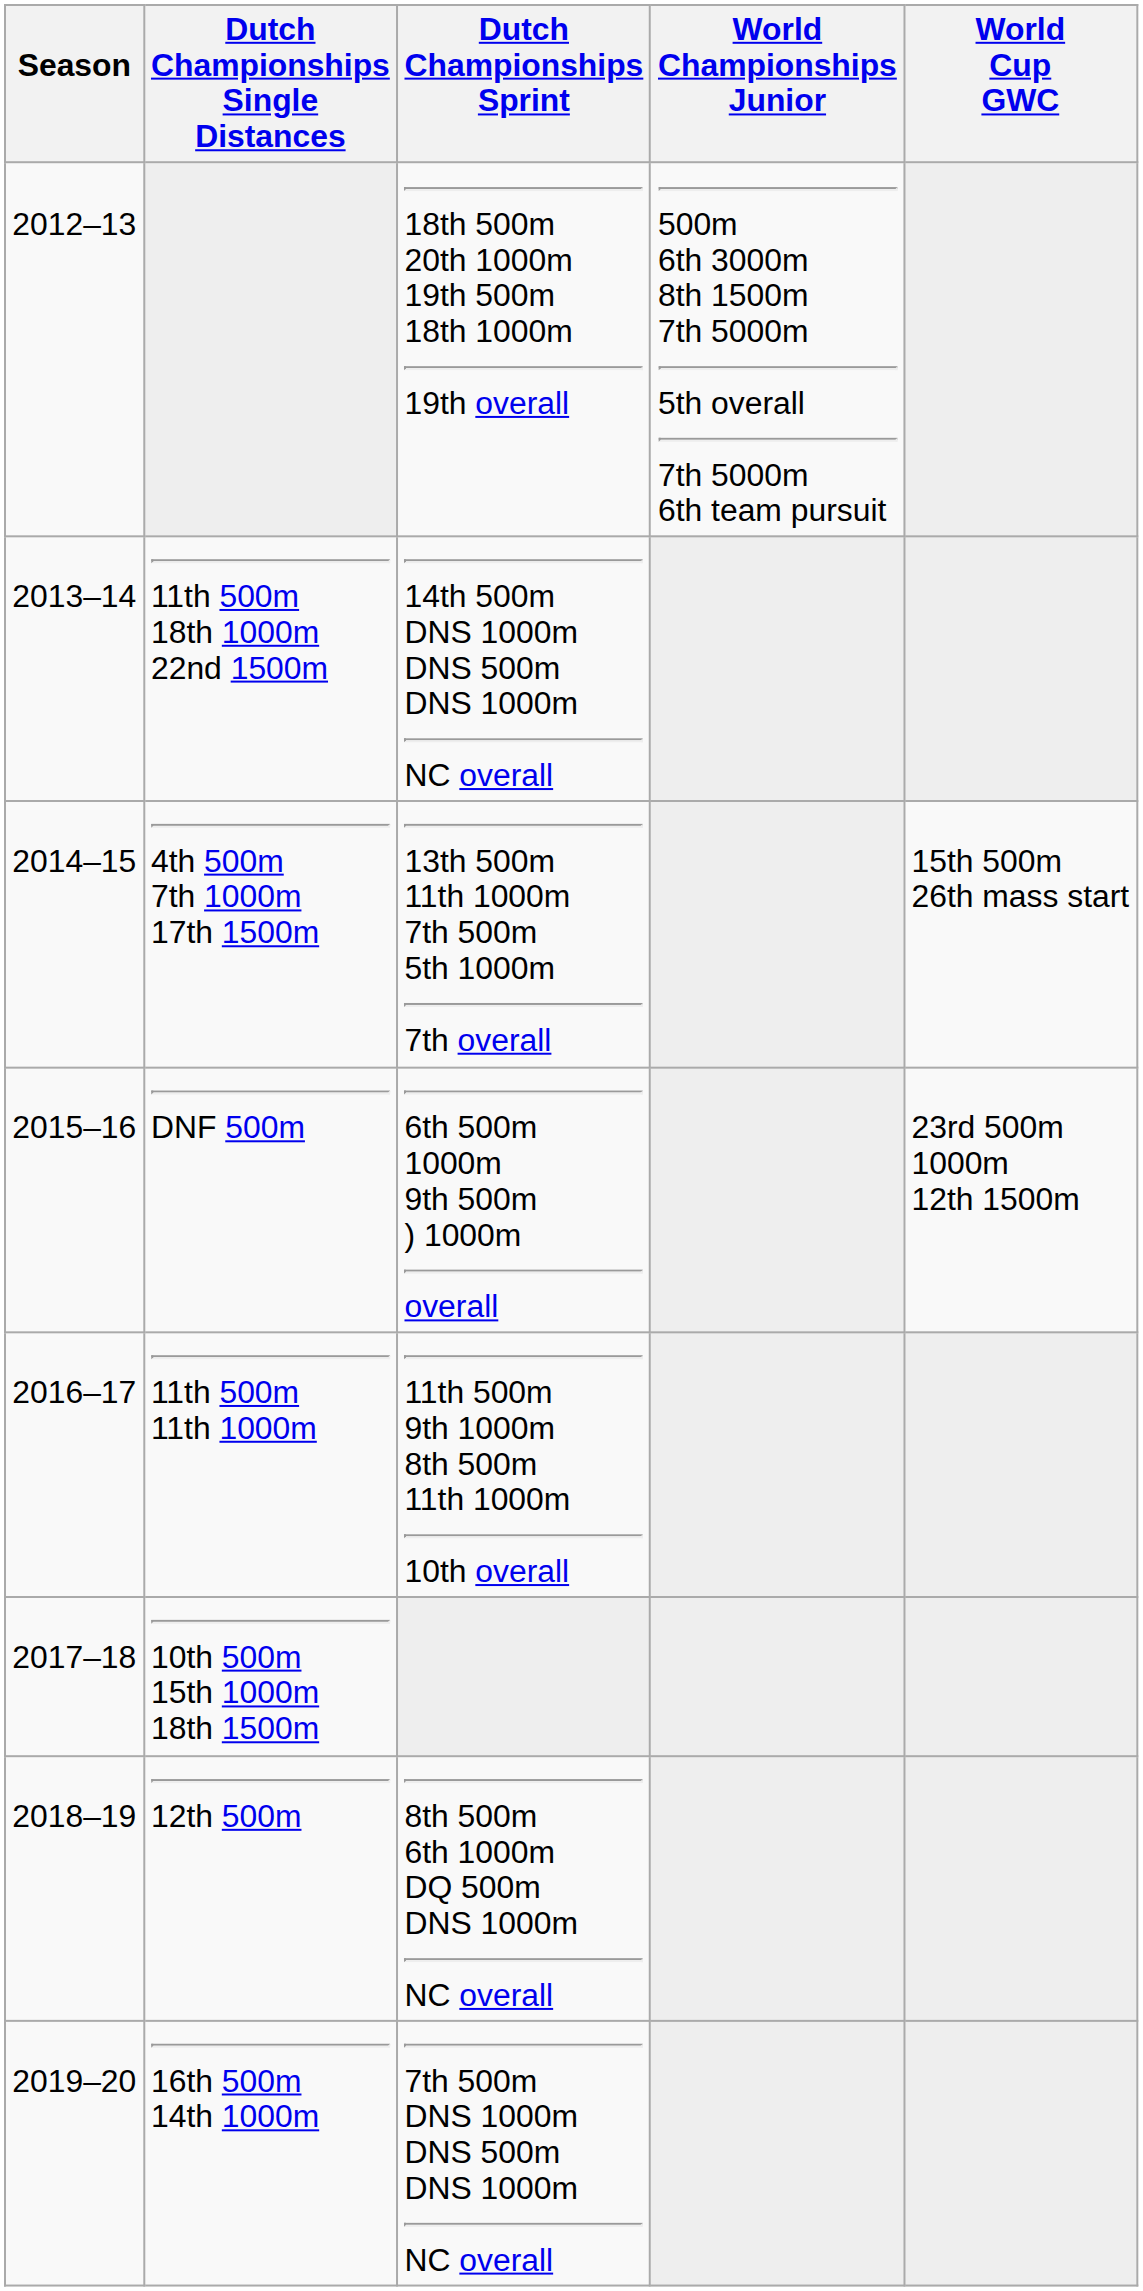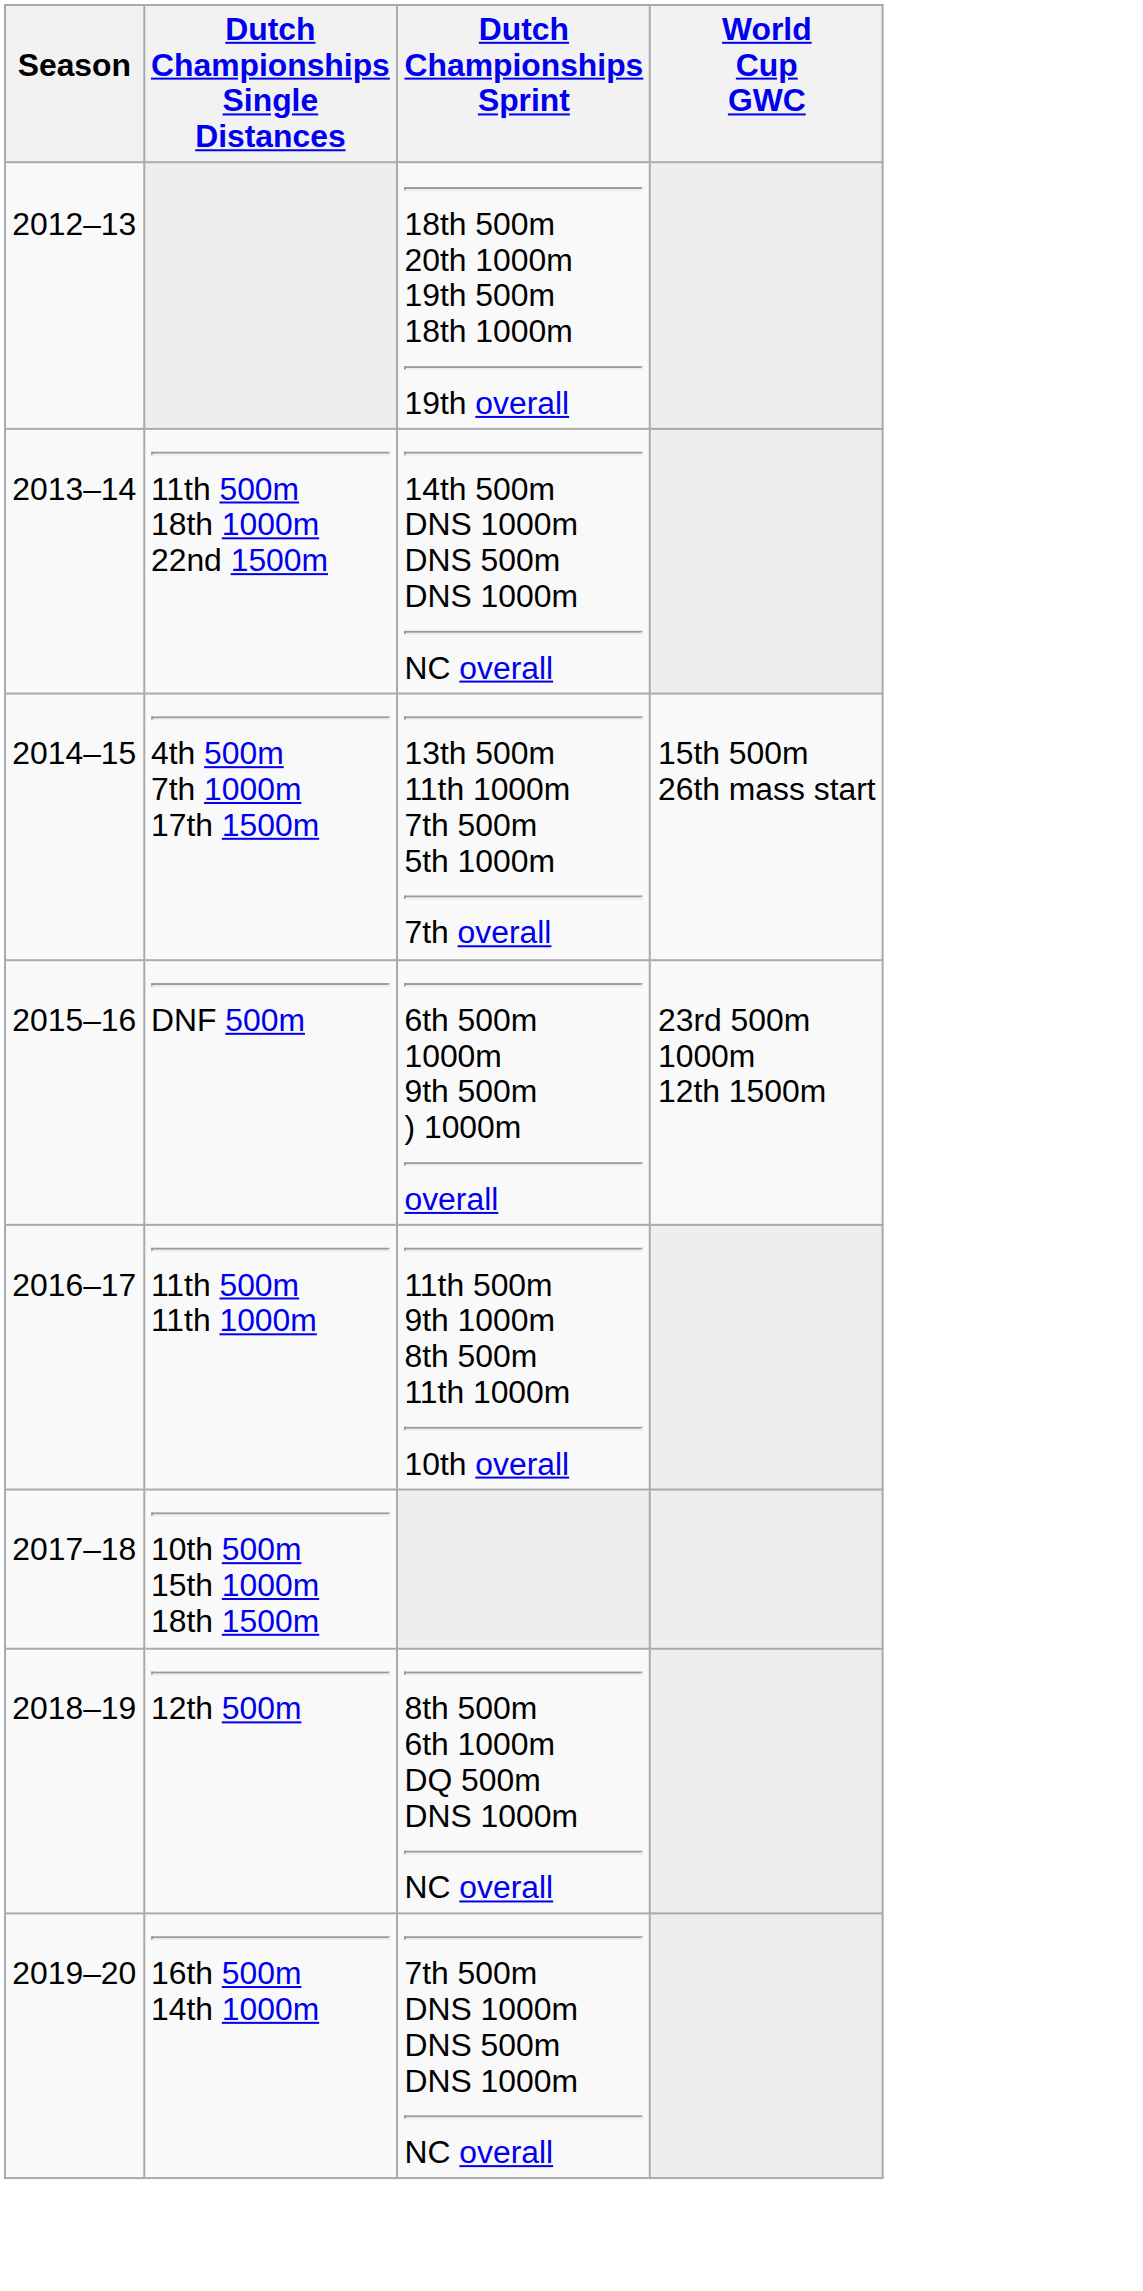- column: (777, 65)
